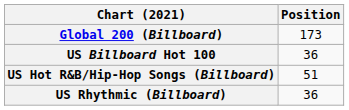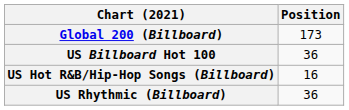(311, 75) 51 -> (311, 75) 16
